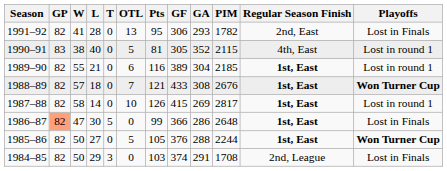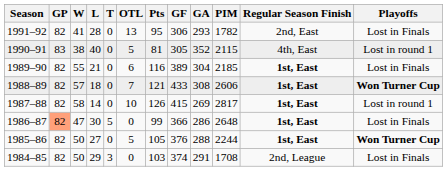(398, 67) Lost in round 1 -> (398, 67) Lost in Finals
(226, 85) 2676 -> (226, 85) 2606
